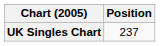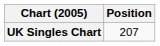(129, 31) 237 -> (129, 31) 207
